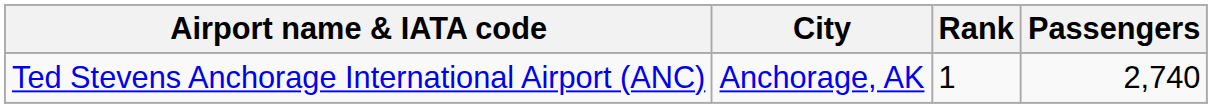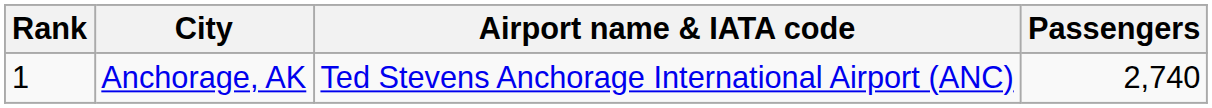columns swapped: (976, 28) <-> (359, 28)
